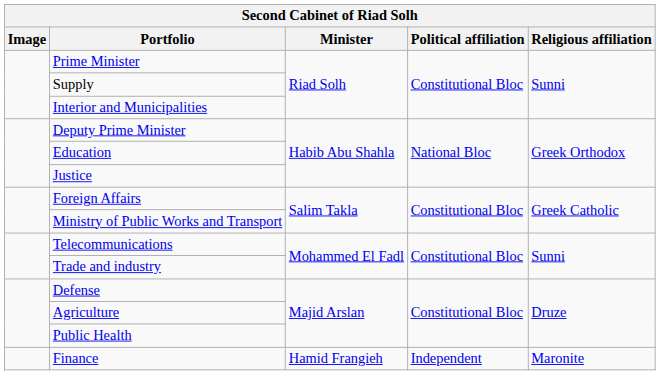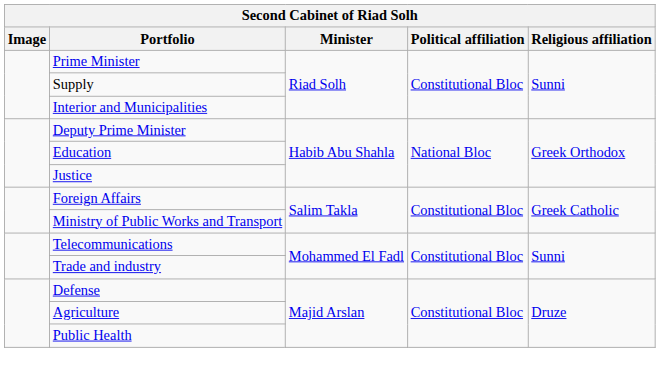- row: (76, 358)
